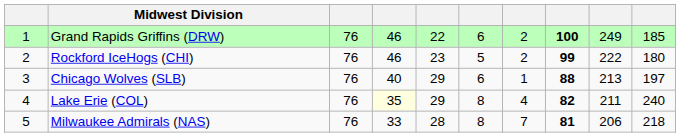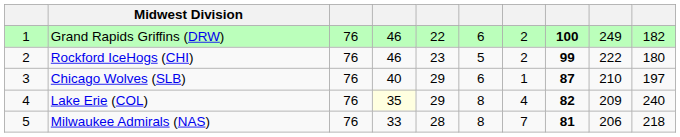(654, 36) 185 -> (654, 36) 182
(567, 79) 88 -> (567, 79) 87
(611, 79) 213 -> (611, 79) 210
(611, 100) 211 -> (611, 100) 209
